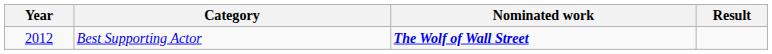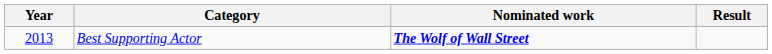(39, 37) 2012 -> (39, 37) 2013
